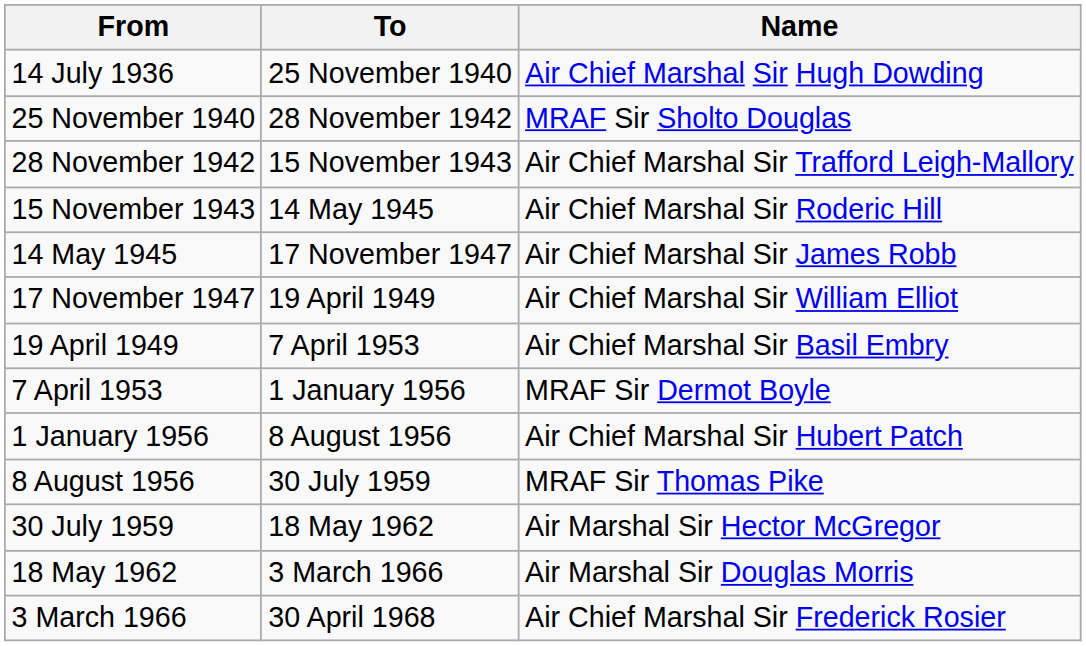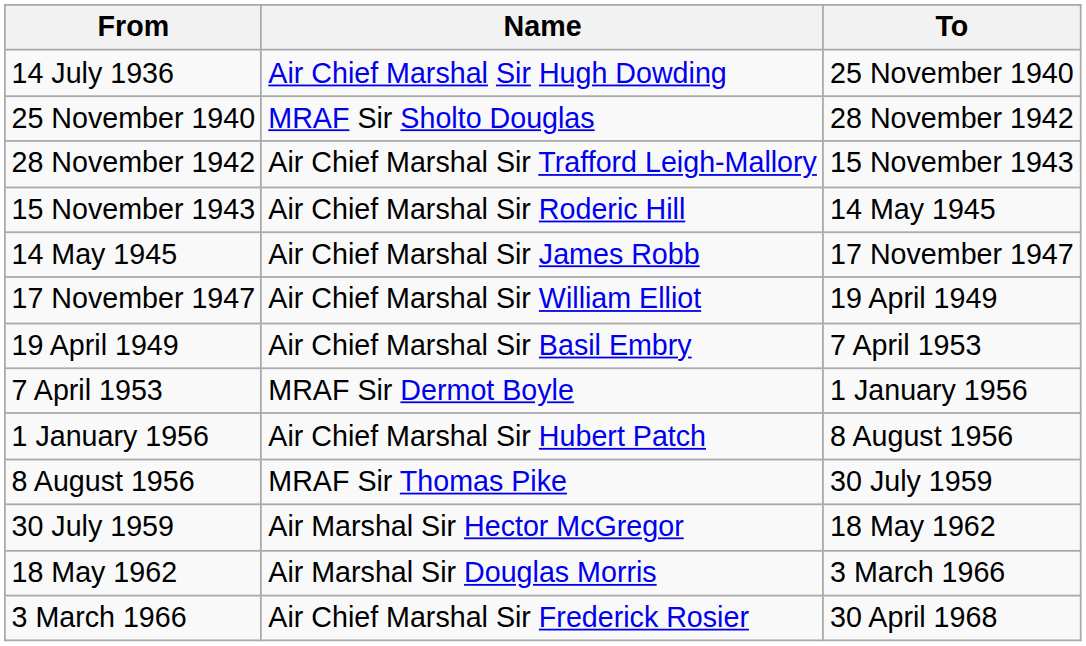columns swapped: (390, 27) <-> (799, 27)
